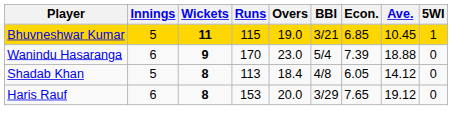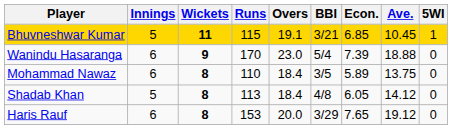(290, 34) 19.0 -> (290, 34) 19.1
+ row: (62, 74)
